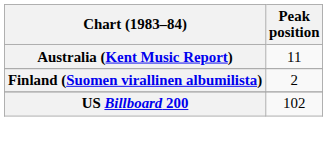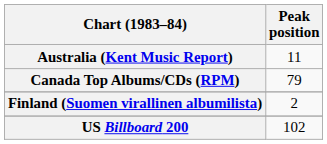+ row: (135, 80)
